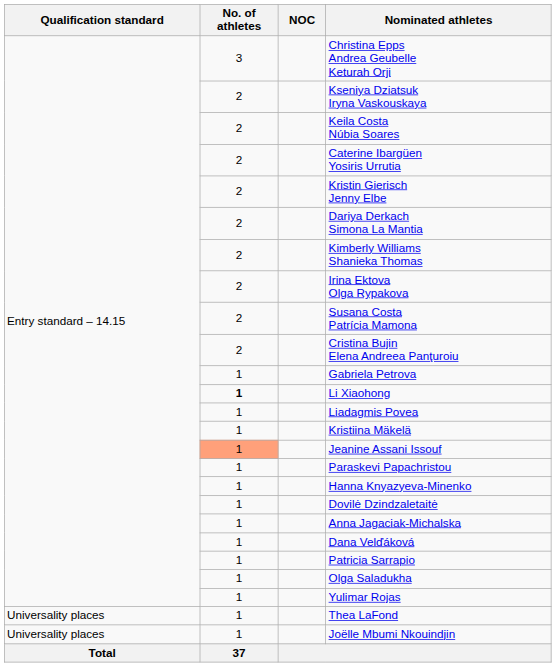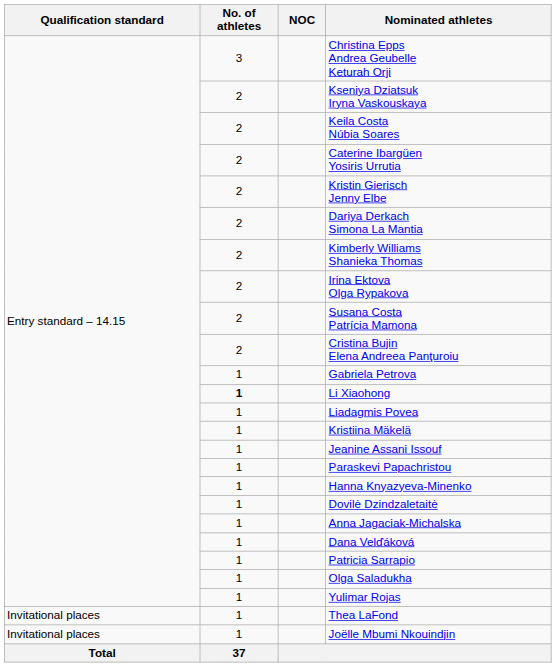(239, 449) lightsalmon background -> (239, 449) no background
(56, 616) Universality places -> (53, 616) Invitational places
(56, 634) Universality places -> (53, 634) Invitational places
